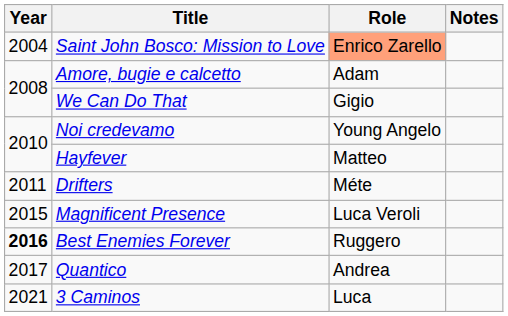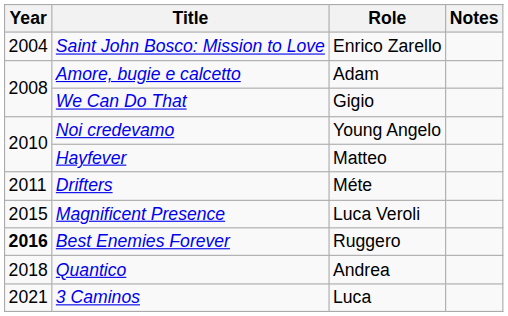(387, 46) lightsalmon background -> (387, 46) no background
(28, 269) 2017 -> (28, 269) 2018
